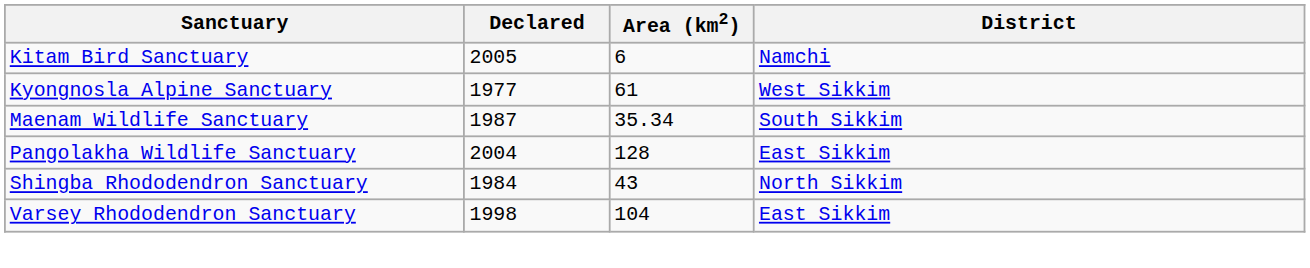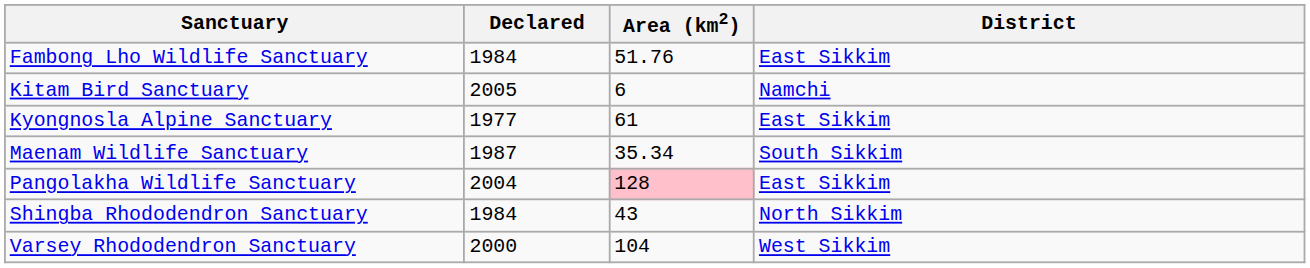+ row: (189, 59)
(825, 90) West Sikkim -> (825, 121) East Sikkim
(632, 153) no background -> (632, 184) pink background
(493, 215) 1998 -> (493, 247) 2000
(825, 215) East Sikkim -> (825, 247) West Sikkim
